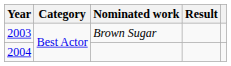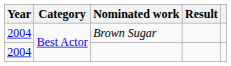(19, 33) 2003 -> (19, 33) 2004
